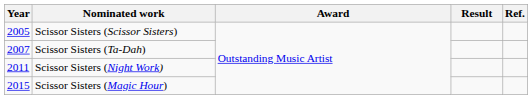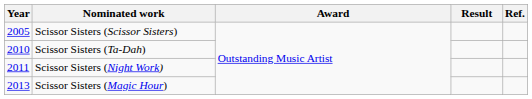(18, 49) 2007 -> (18, 49) 2010
(18, 85) 2015 -> (18, 85) 2013
